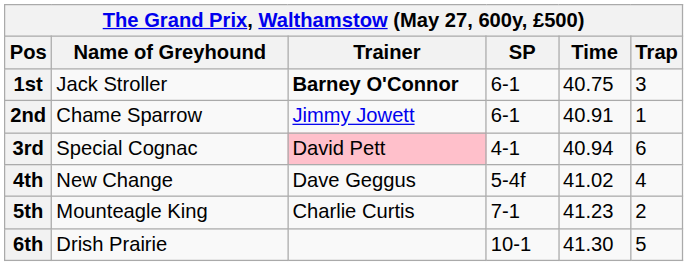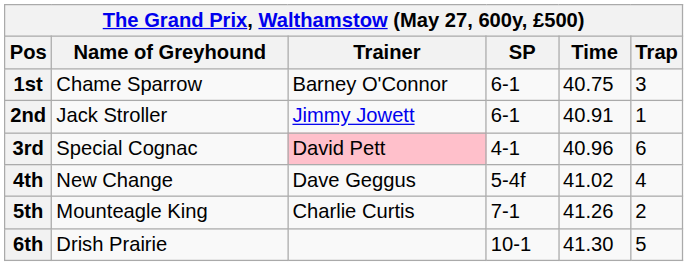(112, 84) Jack Stroller -> (129, 84) Chame Sparrow
(376, 84) bold -> (370, 84) normal
(129, 116) Chame Sparrow -> (112, 116) Jack Stroller
(588, 148) 40.94 -> (588, 148) 40.96
(588, 212) 41.23 -> (588, 212) 41.26
